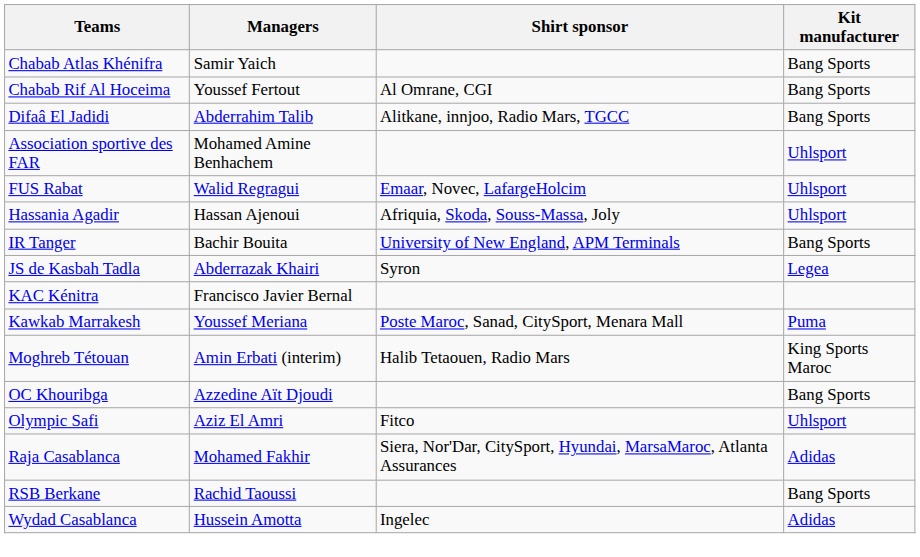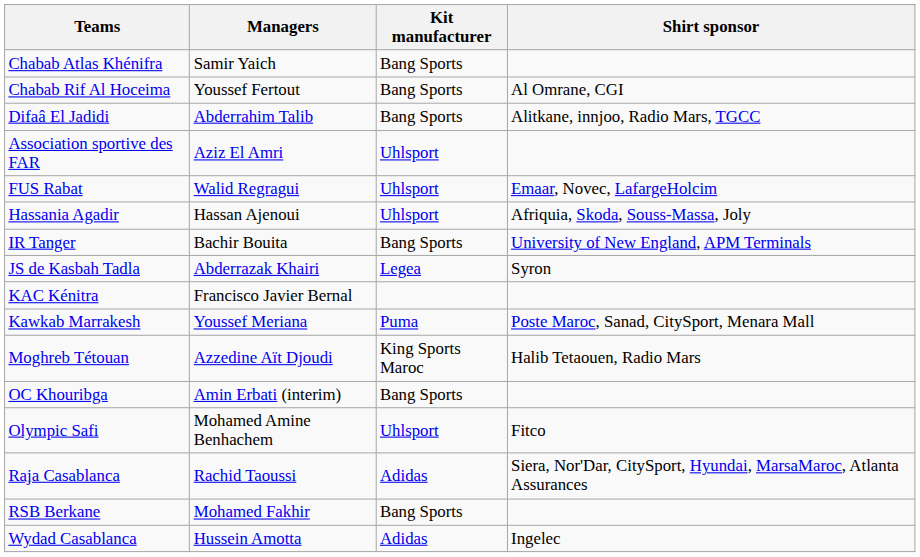columns swapped: (849, 27) <-> (580, 27)
(252, 152) Mohamed Amine Benhachem -> (238, 152) Aziz El Amri
(267, 358) Amin Erbati (interim) -> (263, 358) Azzedine Aït Djoudi
(263, 394) Azzedine Aït Djoudi -> (267, 394) Amin Erbati (interim)
(238, 420) Aziz El Amri -> (252, 430) Mohamed Amine Benhachem
(252, 456) Mohamed Fakhir -> (245, 475) Rachid Taoussi
(245, 493) Rachid Taoussi -> (252, 511) Mohamed Fakhir
